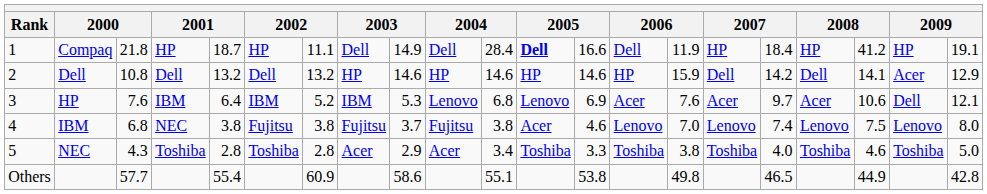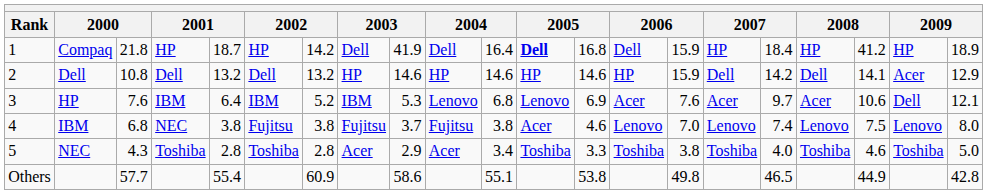(320, 49) 11.1 -> (320, 49) 14.2
(407, 49) 14.9 -> (407, 49) 41.9
(499, 49) 28.4 -> (499, 49) 16.4
(592, 49) 16.6 -> (592, 49) 16.8
(686, 49) 11.9 -> (685, 49) 15.9
(965, 49) 19.1 -> (965, 49) 18.9
